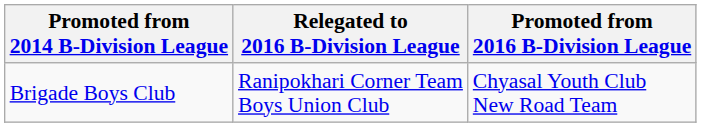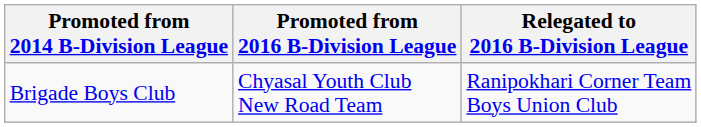columns swapped: (582, 33) <-> (350, 33)
